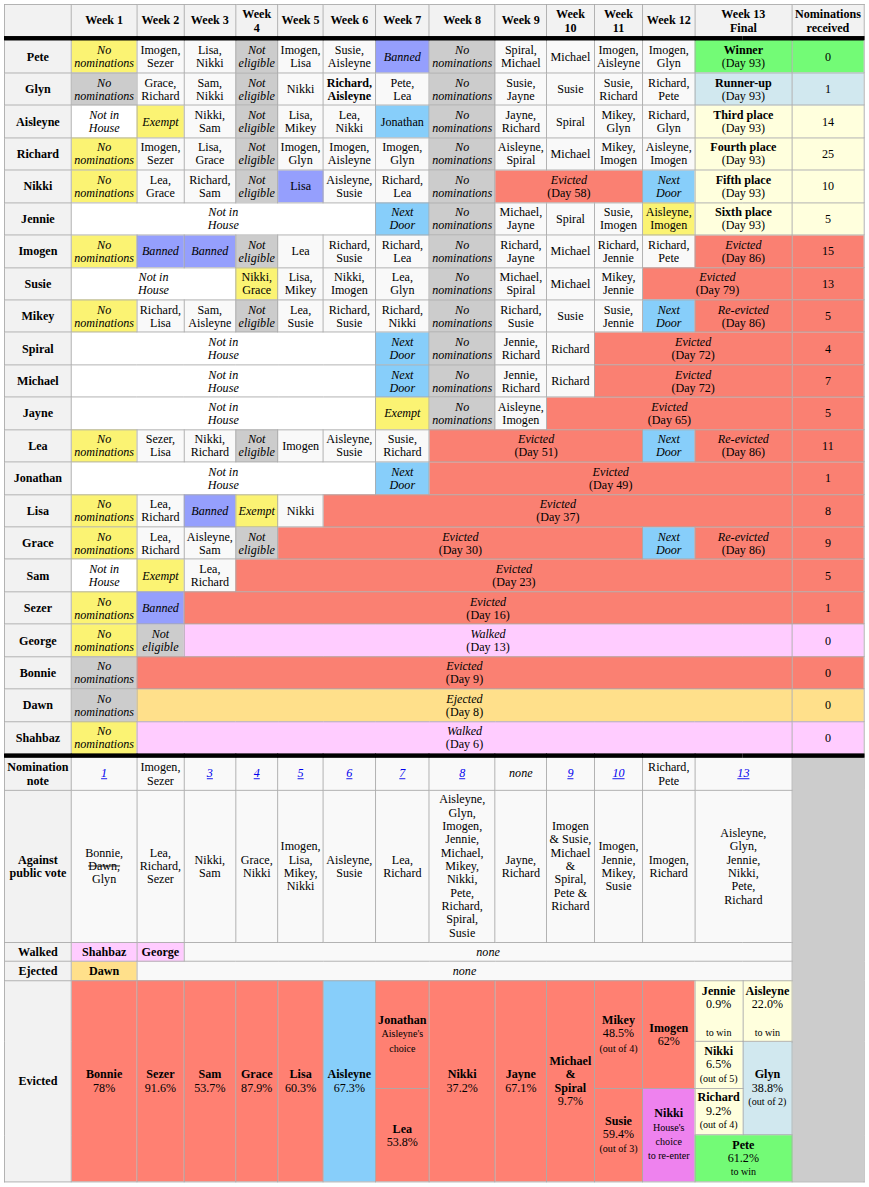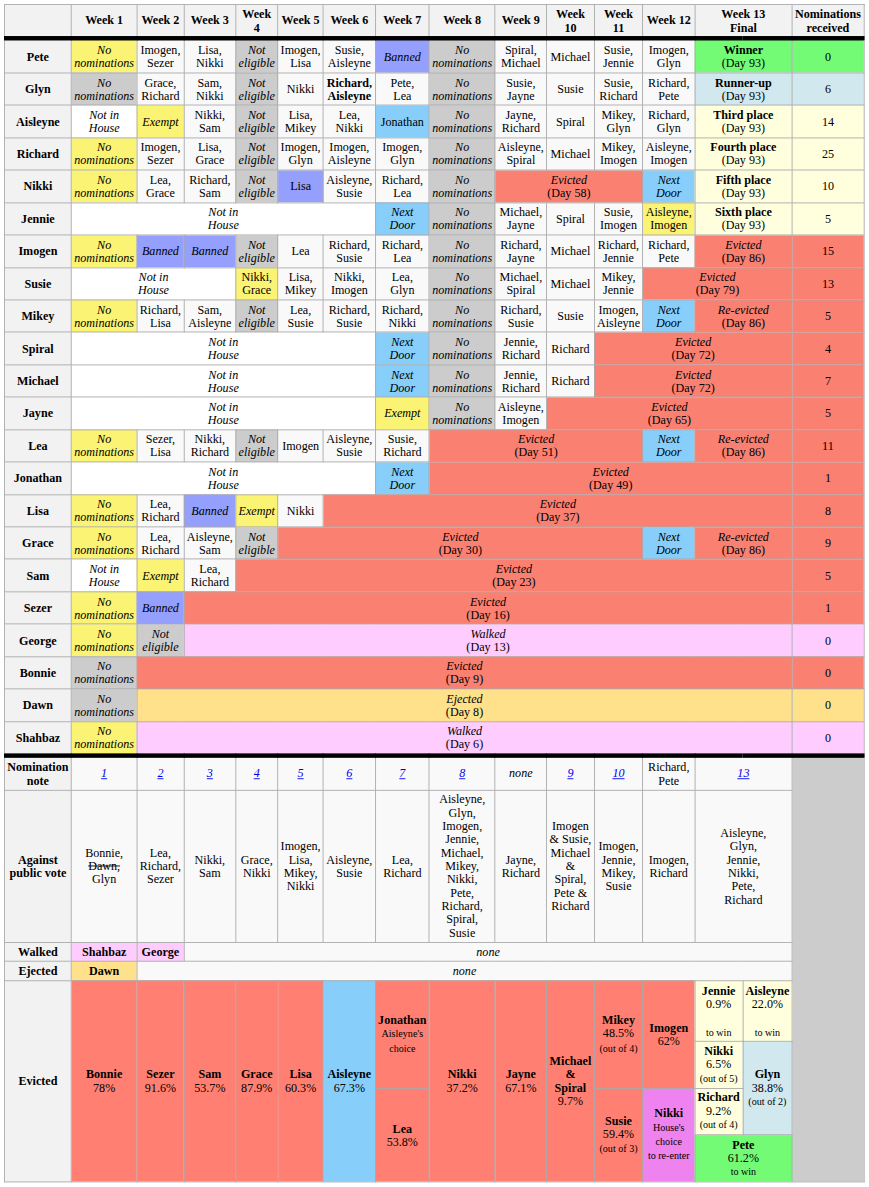(618, 56) Imogen, Aisleyne -> (618, 56) Susie, Jennie
(828, 89) 1 -> (828, 89) 6
(618, 316) Susie, Jennie -> (618, 316) Imogen, Aisleyne
(160, 773) Imogen, Sezer -> (160, 773) 2
